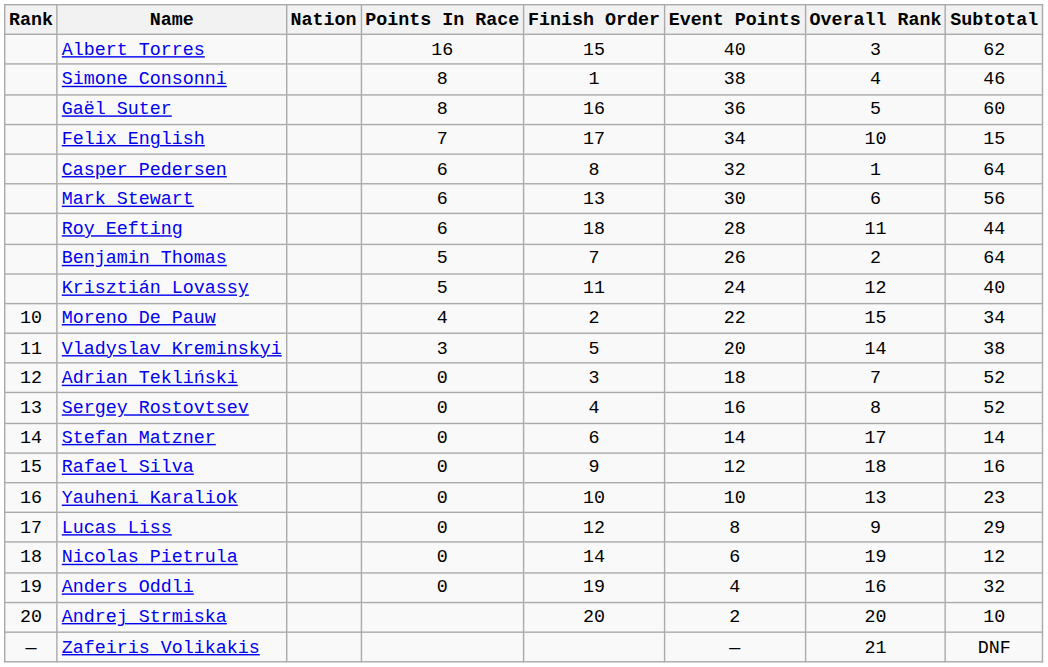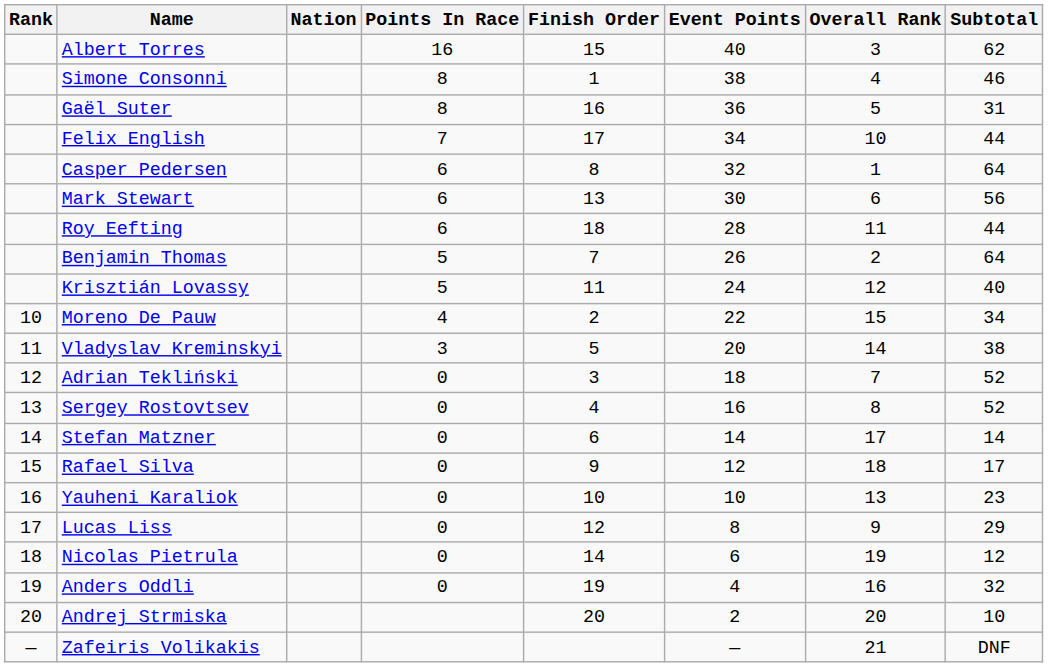(994, 109) 60 -> (994, 109) 31
(994, 139) 15 -> (994, 139) 44
(994, 468) 16 -> (994, 468) 17
